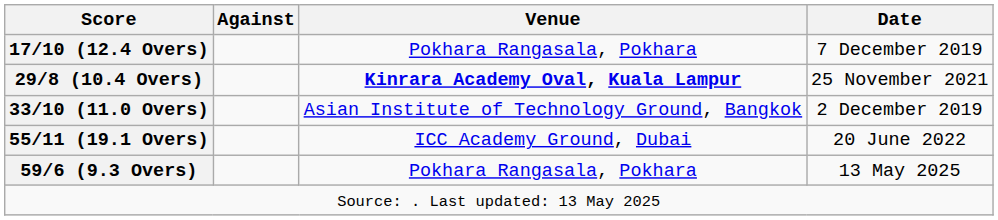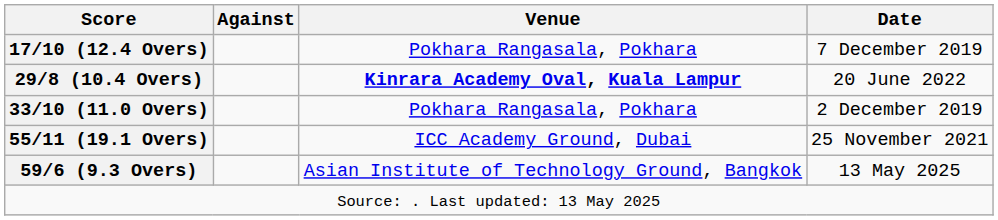(900, 80) 25 November 2021 -> (900, 80) 20 June 2022
(553, 110) Asian Institute of Technology Ground, Bangkok -> (553, 110) Pokhara Rangasala, Pokhara
(900, 140) 20 June 2022 -> (900, 140) 25 November 2021
(553, 170) Pokhara Rangasala, Pokhara -> (553, 170) Asian Institute of Technology Ground, Bangkok
